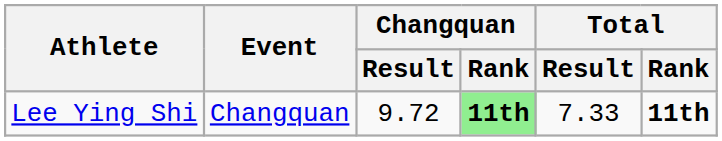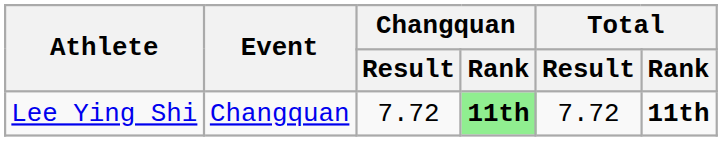(408, 113) 9.72 -> (408, 113) 7.72
(588, 113) 7.33 -> (588, 113) 7.72
